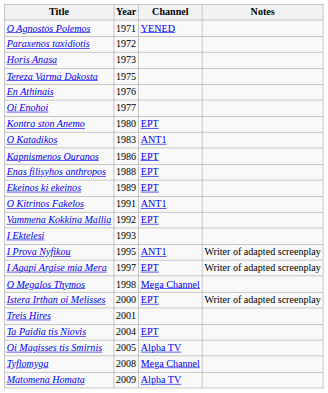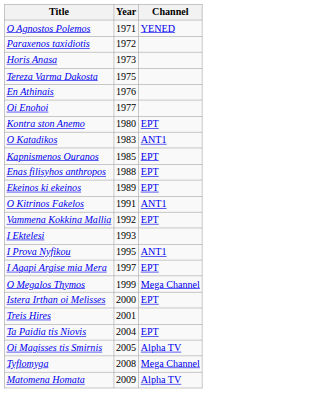- column: (263, 12)
(126, 156) 1986 -> (126, 156) 1985
(126, 284) 1998 -> (126, 284) 1999
